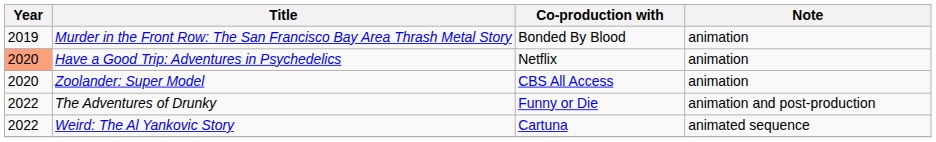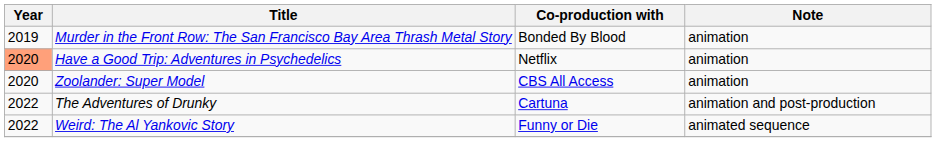(558, 103) Funny or Die -> (543, 103) Cartuna
(543, 125) Cartuna -> (558, 125) Funny or Die
